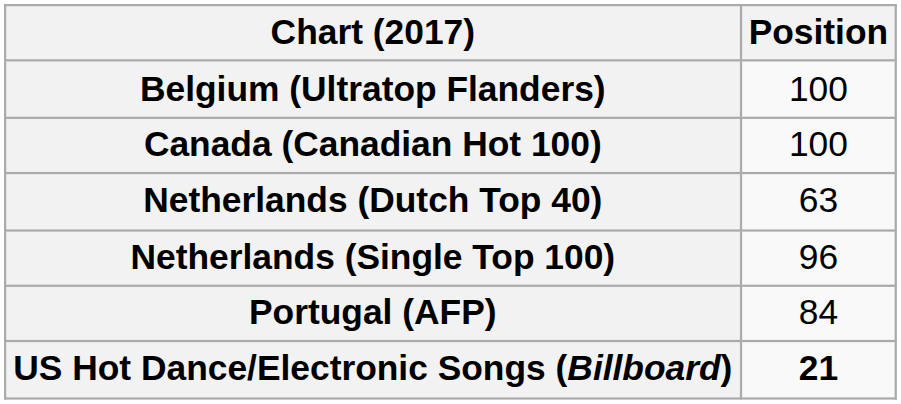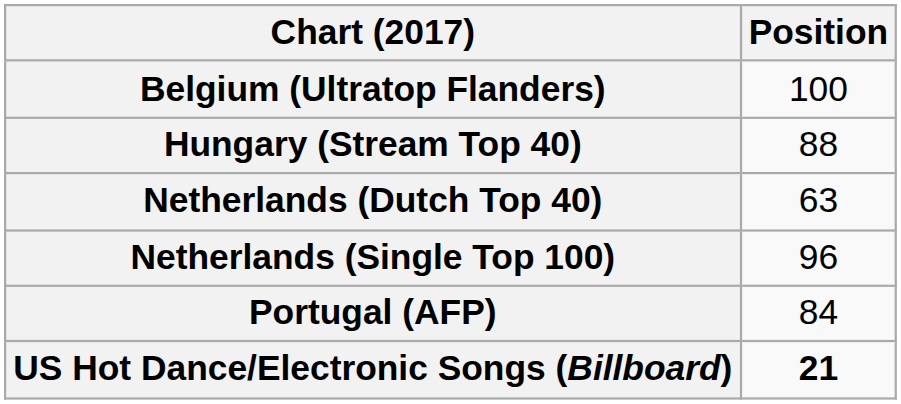- row: (373, 144)
+ row: (373, 144)
